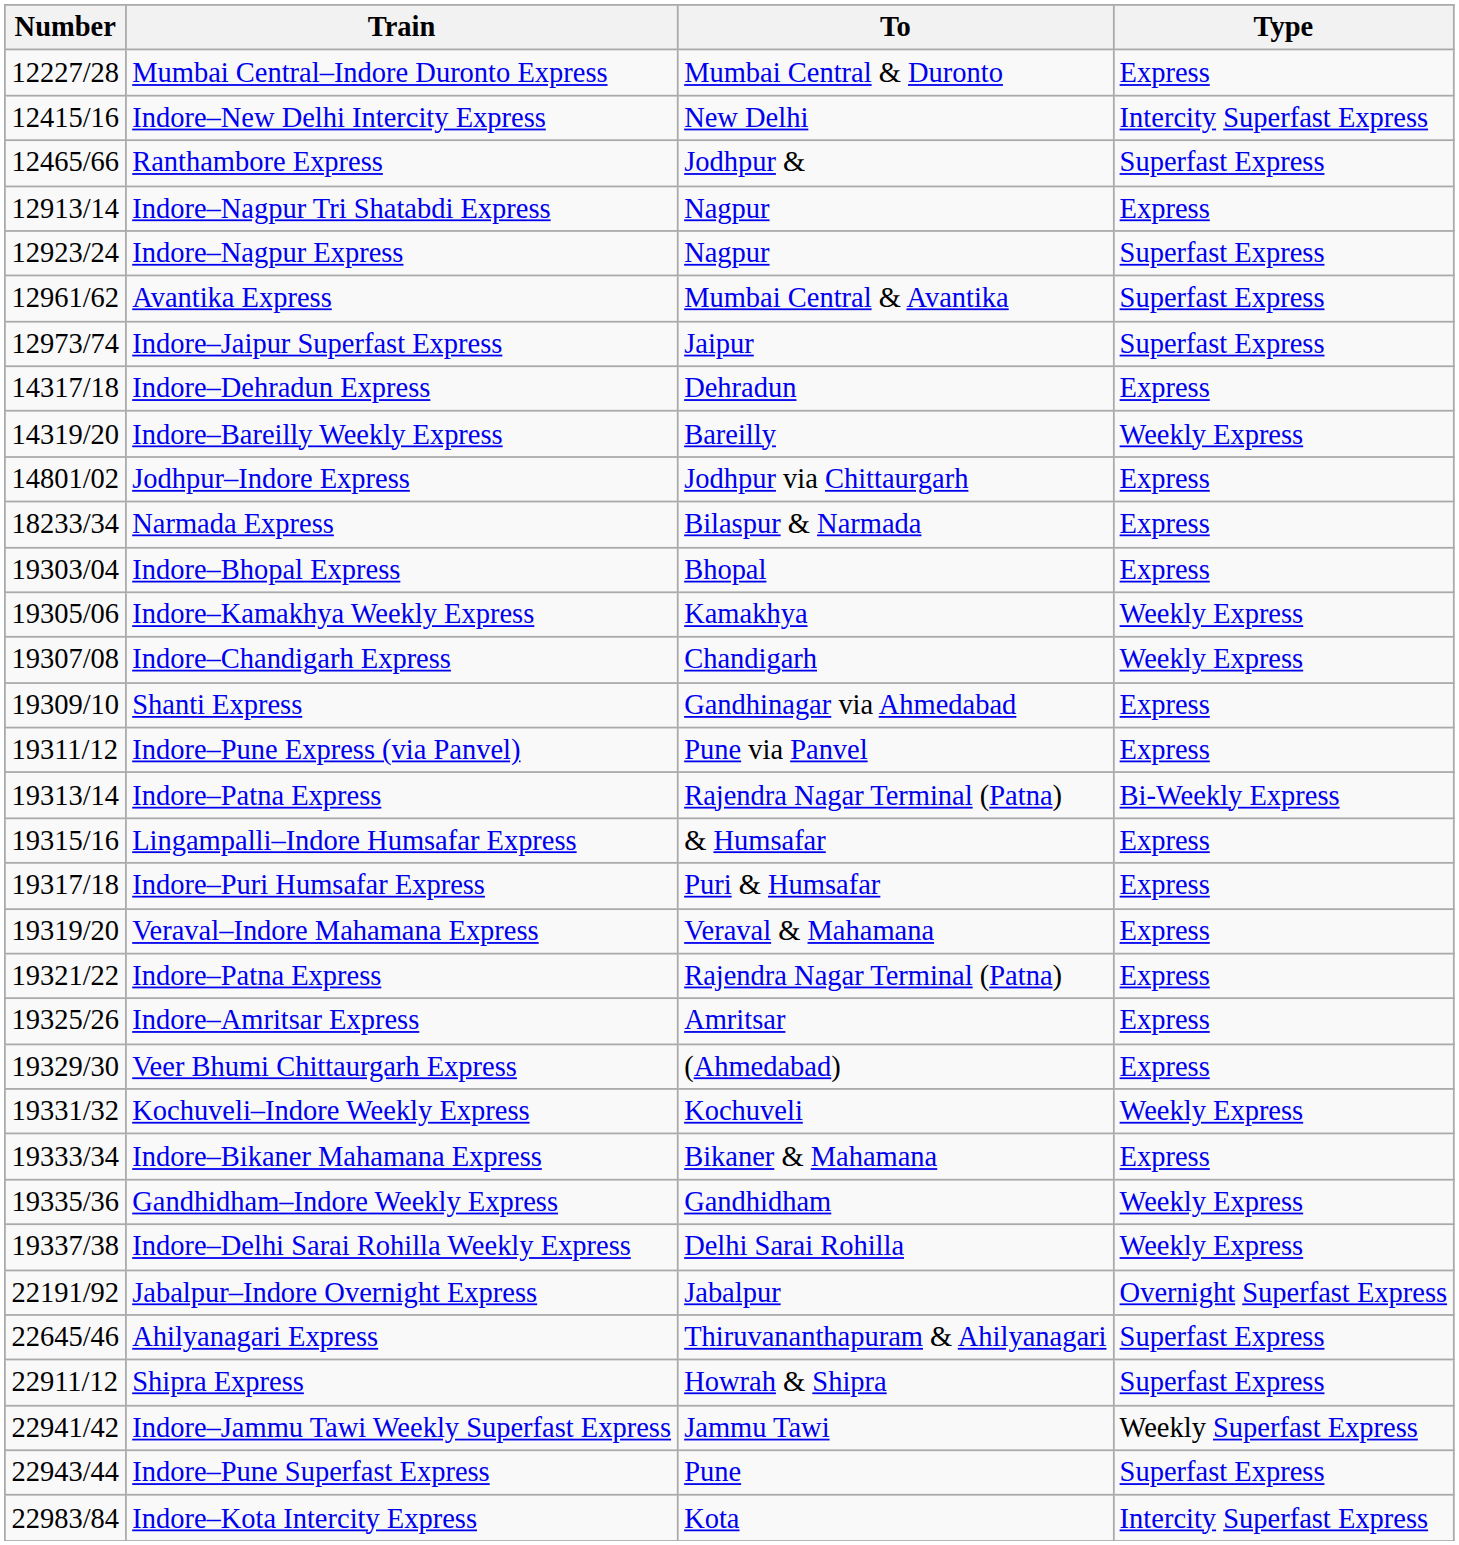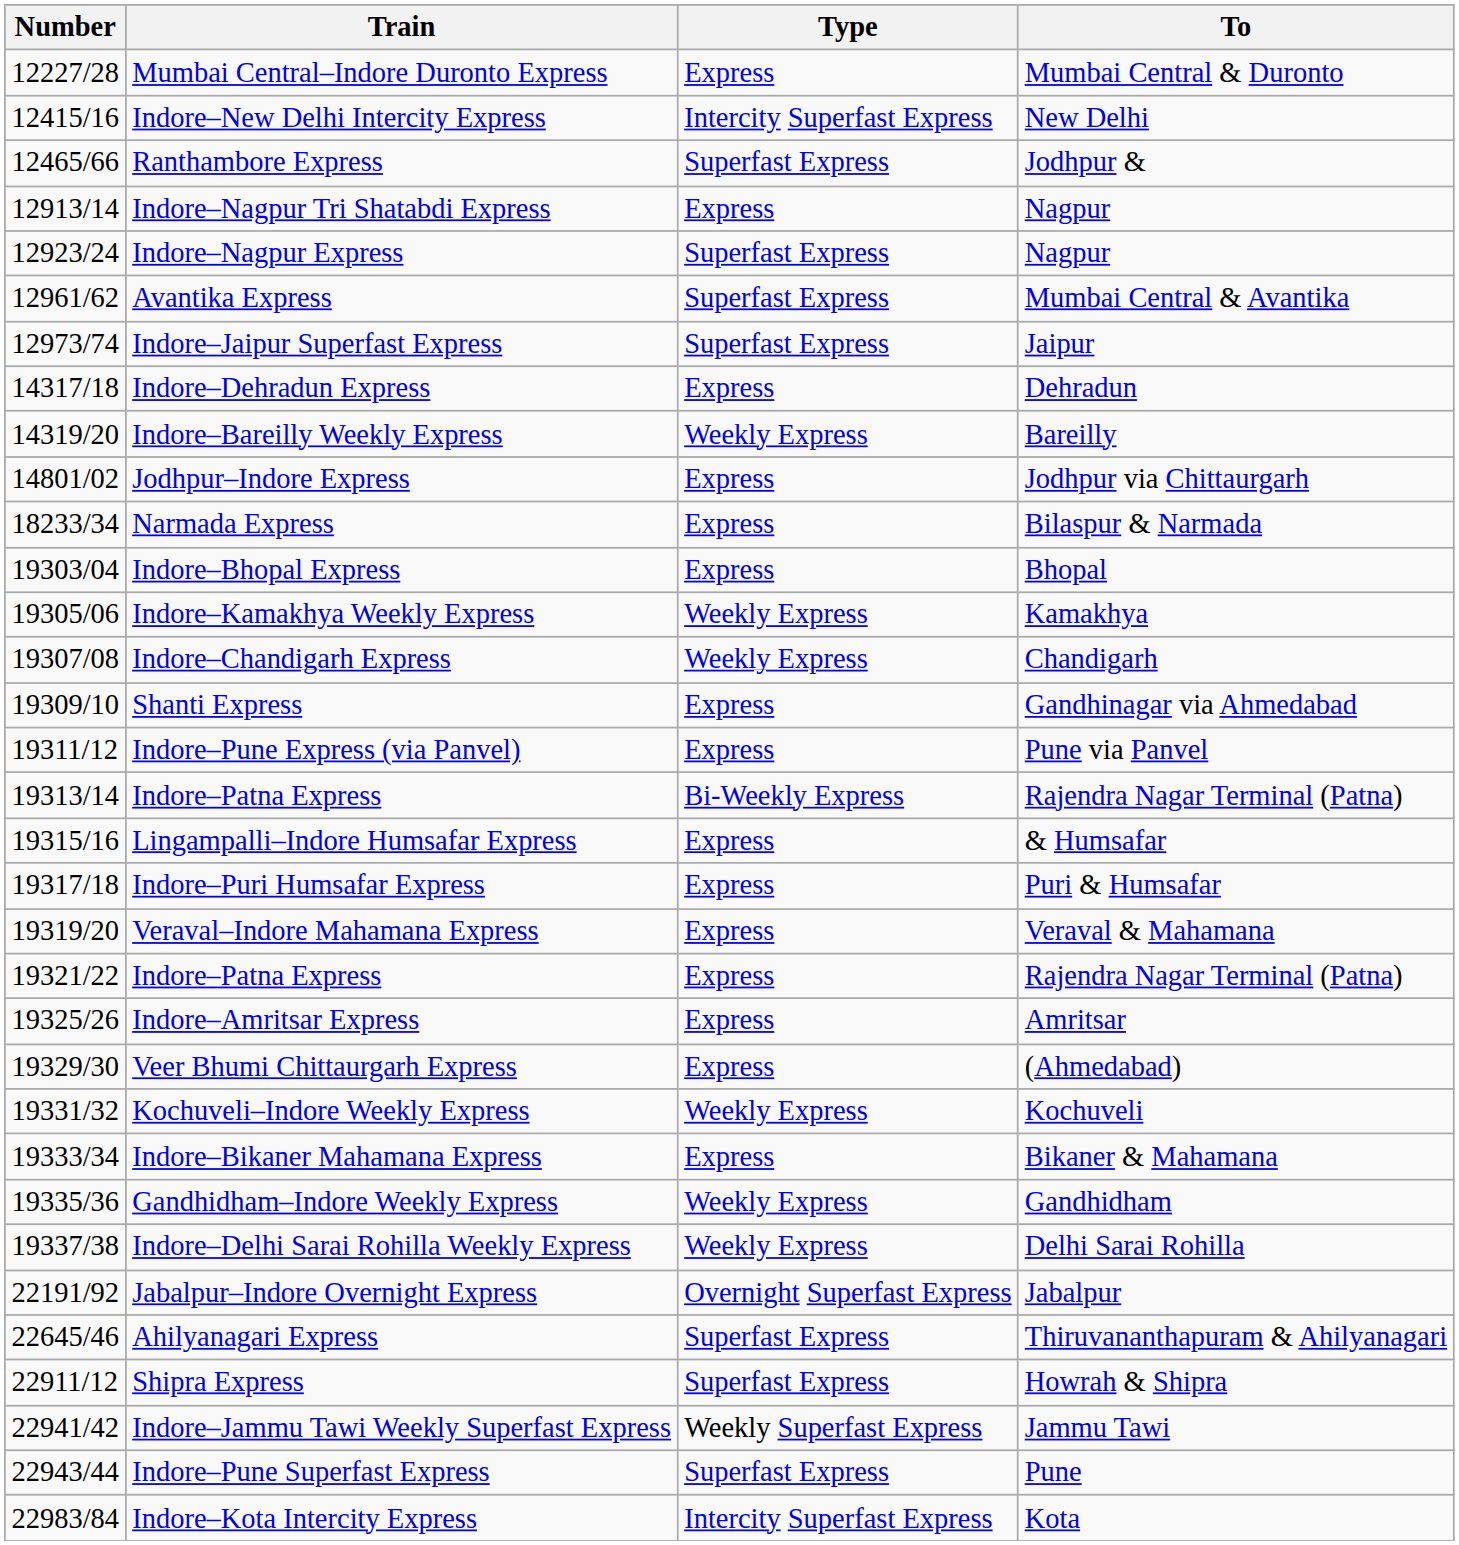columns swapped: (895, 27) <-> (1283, 27)
